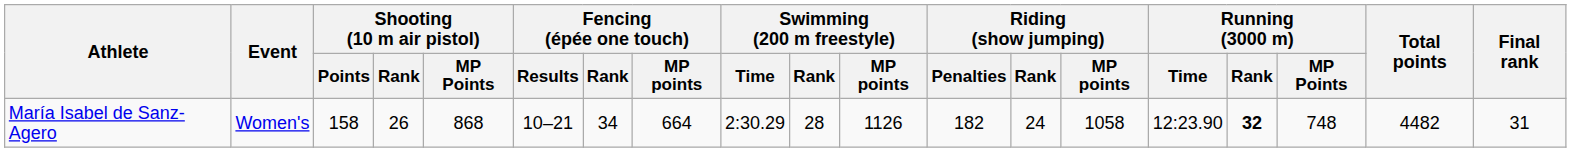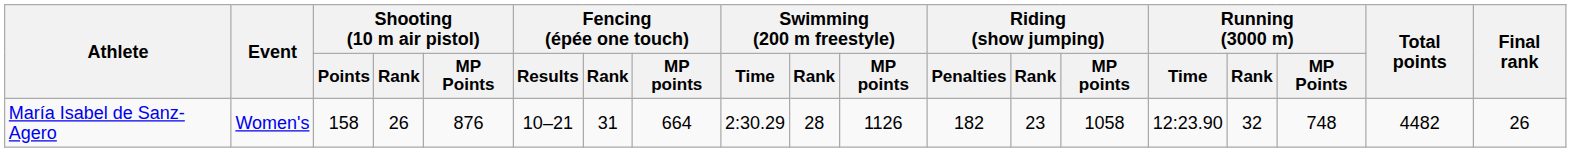(468, 123) 868 -> (468, 123) 876
(608, 123) 34 -> (608, 123) 31
(1035, 123) 24 -> (1035, 123) 23
(1252, 123) bold -> (1252, 123) normal
(1519, 123) 31 -> (1519, 123) 26
